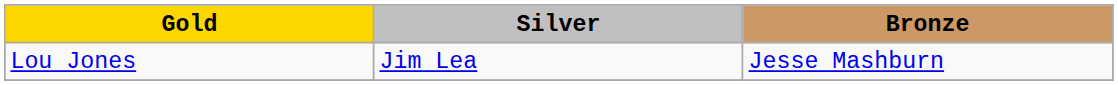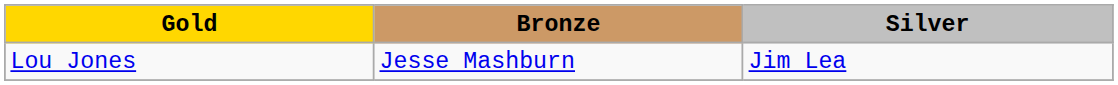columns swapped: (559, 24) <-> (928, 24)
